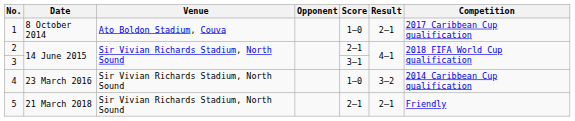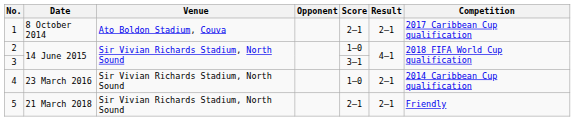(354, 30) 1–0 -> (354, 30) 2–1
(354, 49) 2–1 -> (354, 49) 1–0
(386, 81) 3–2 -> (386, 81) 2–1
